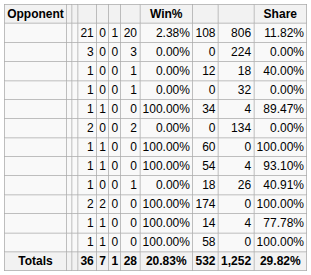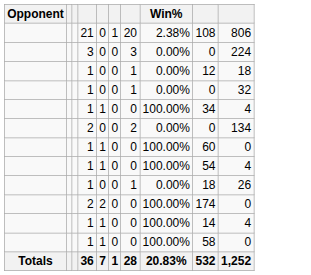- column: (280, 14)
